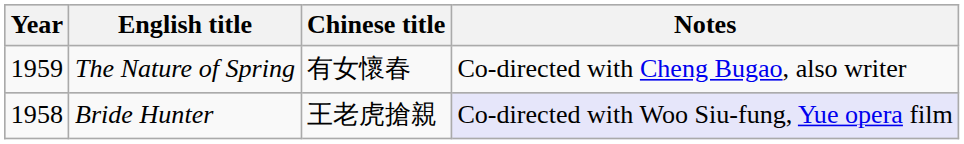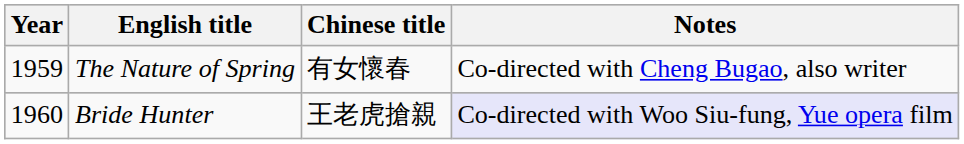(37, 115) 1958 -> (37, 115) 1960
